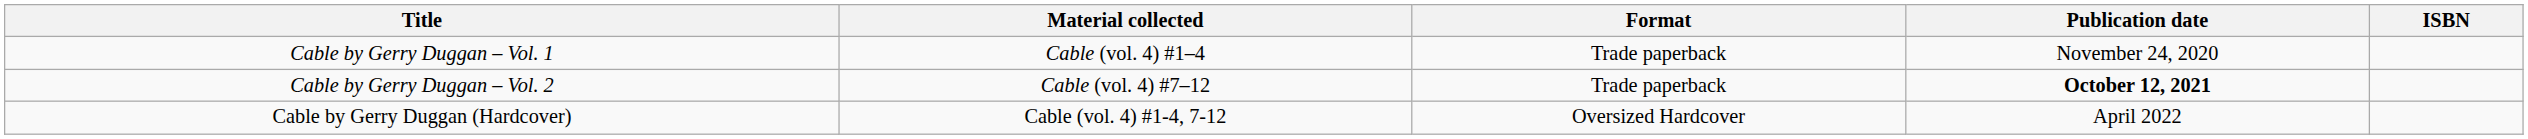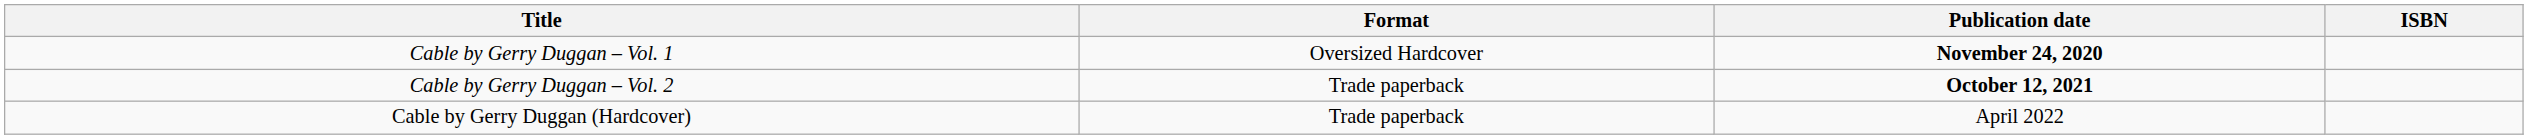- column: (1125, 20)
(1659, 52) Trade paperback -> (1396, 52) Oversized Hardcover
(2137, 52) normal -> (2020, 52) bold
(1659, 117) Oversized Hardcover -> (1396, 117) Trade paperback
